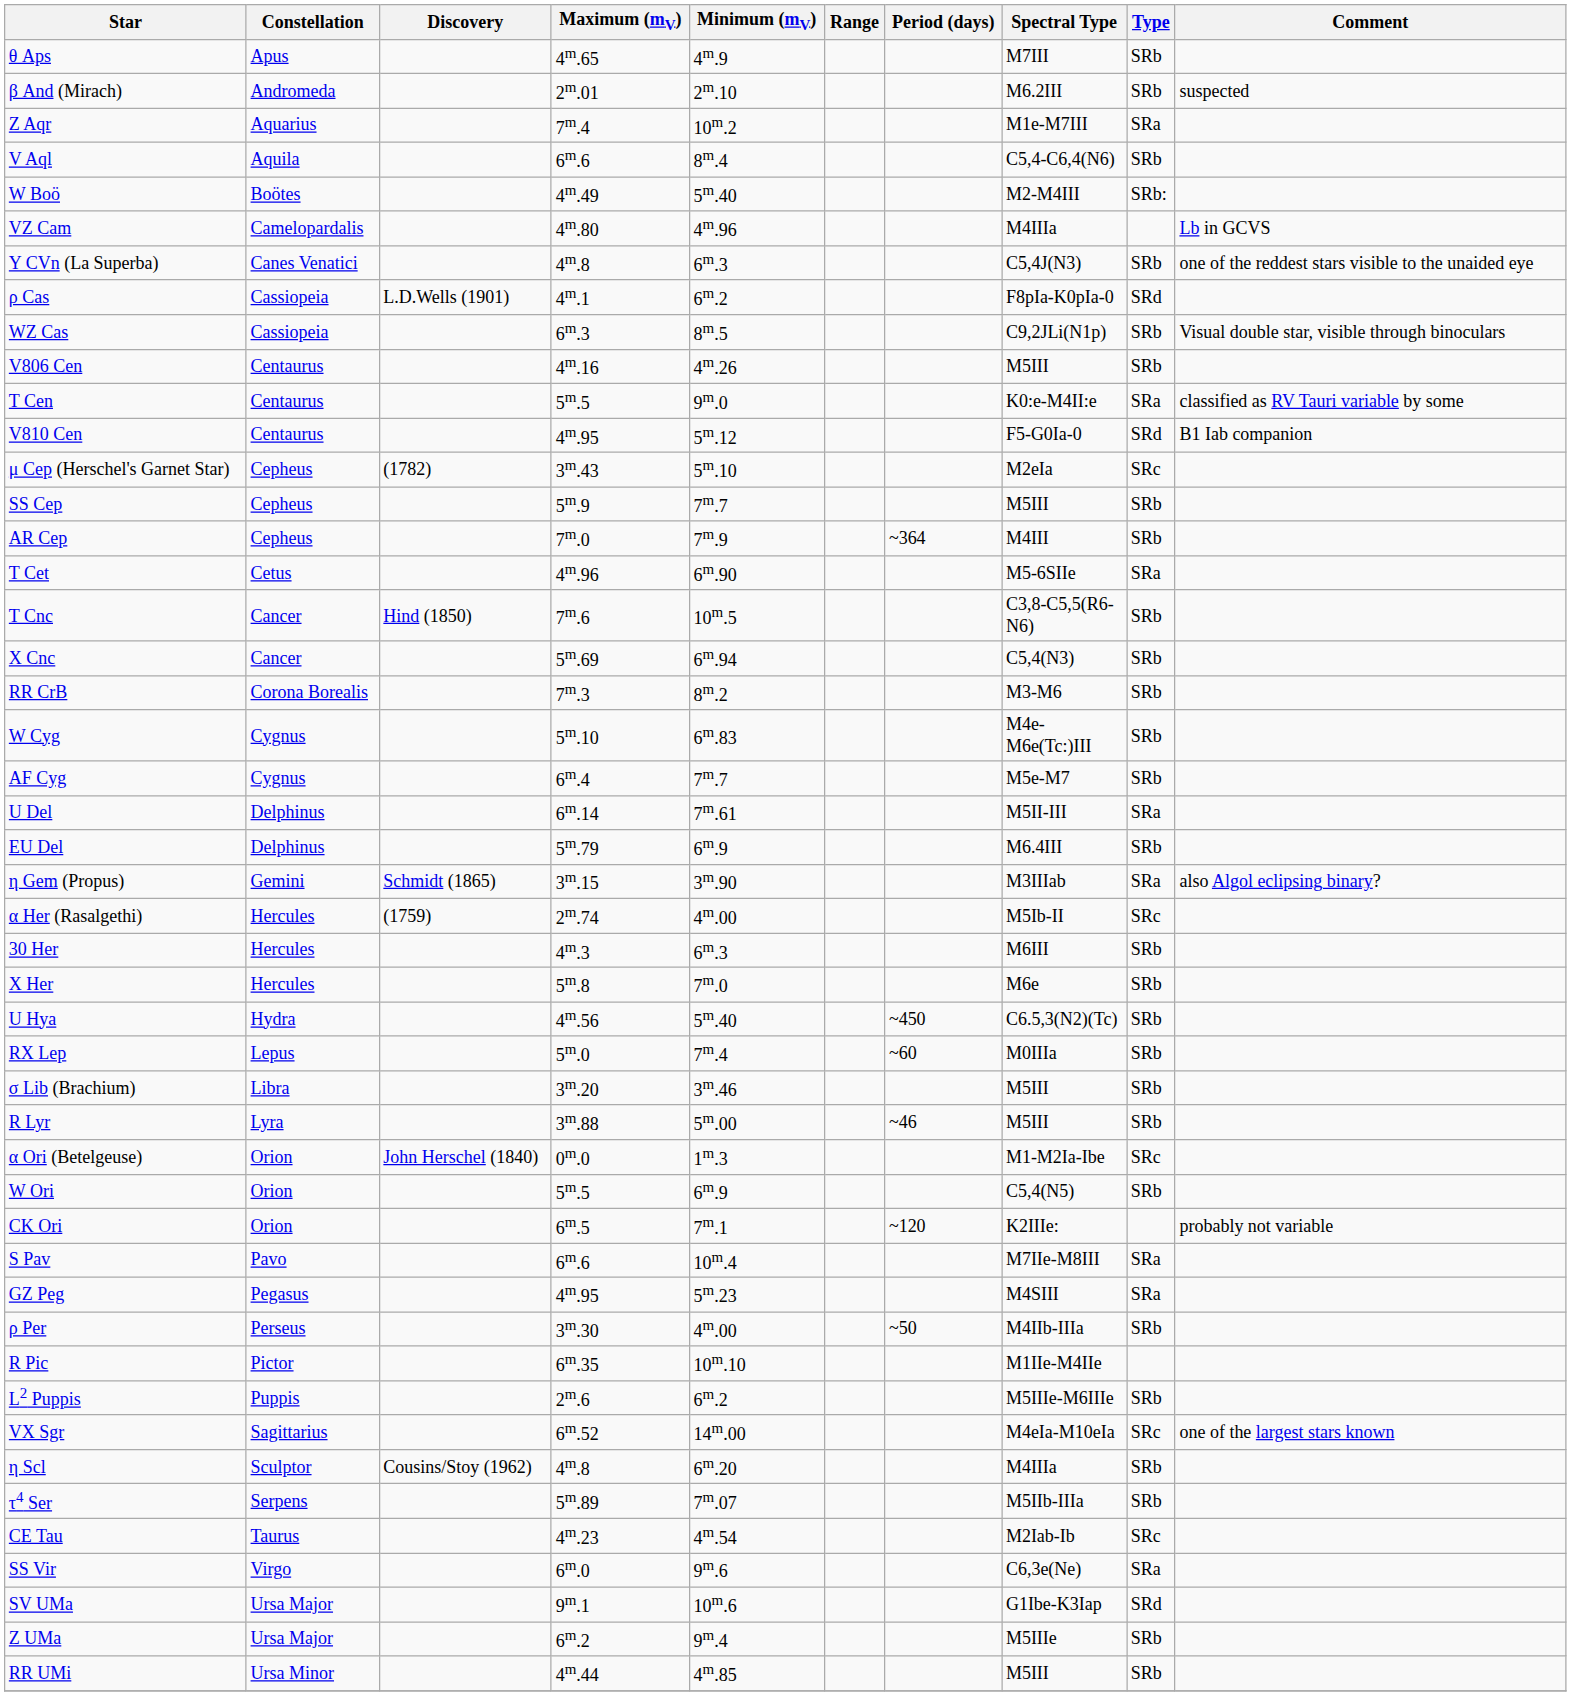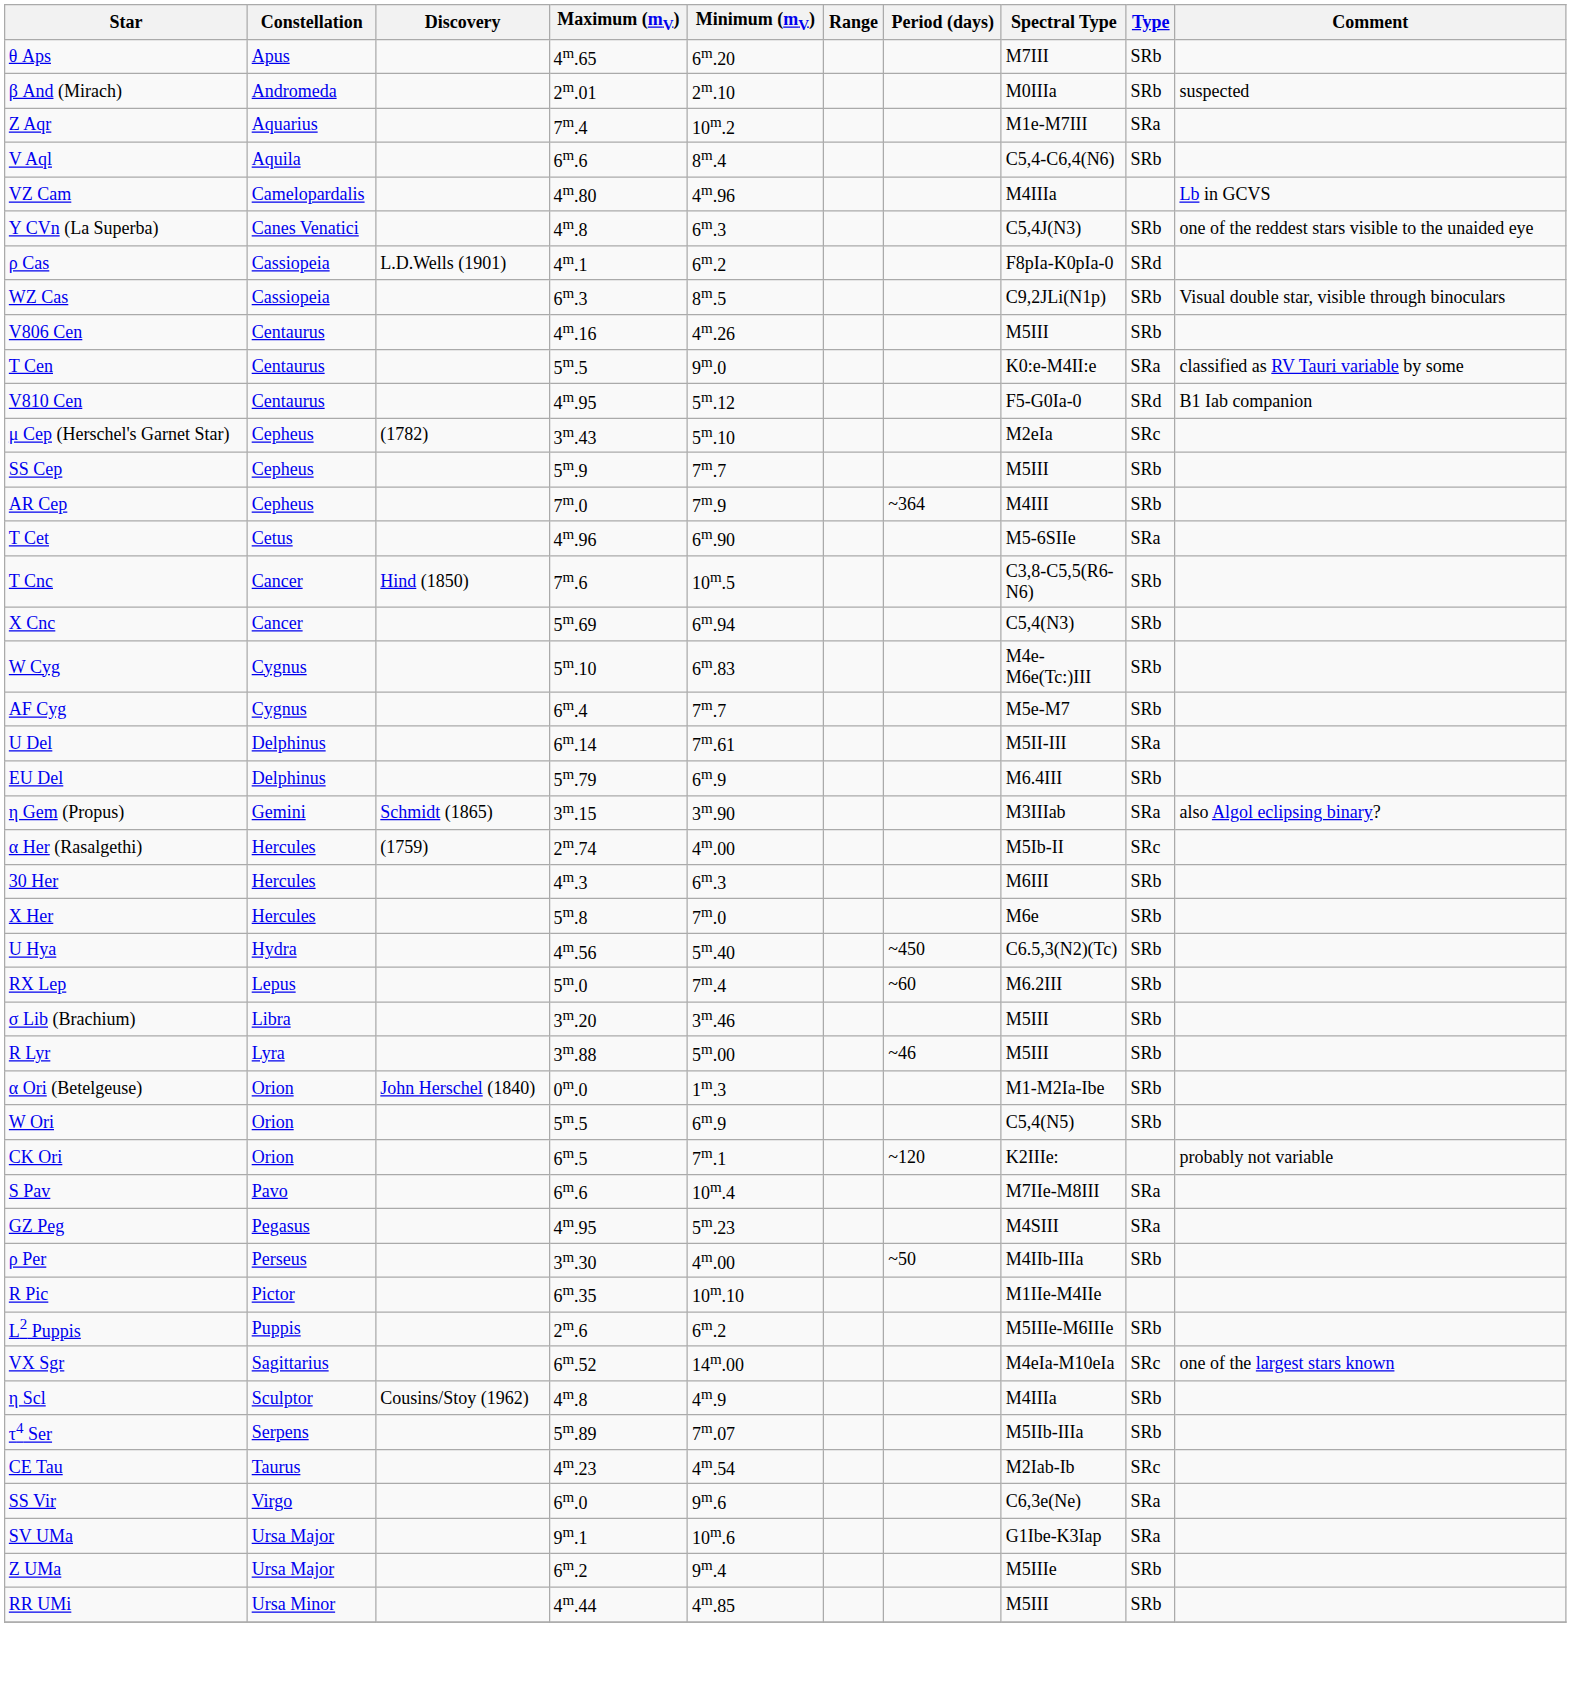(711, 56) 4m.9 -> (714, 56) 6m.20
(1034, 91) M6.2III -> (1031, 91) M0IIIa
- row: (34, 194)
- row: (38, 692)
(1031, 1053) M0IIIa -> (1034, 984) M6.2III
(1146, 1157) SRc -> (1146, 1088) SRb
(715, 1466) 6m.20 -> (709, 1398) 4m.9
(1146, 1604) SRd -> (1146, 1535) SRa
